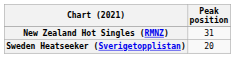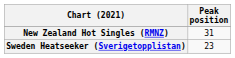(209, 46) 20 -> (209, 46) 23
